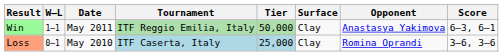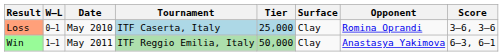rows swapped: (18, 43) <-> (15, 28)
